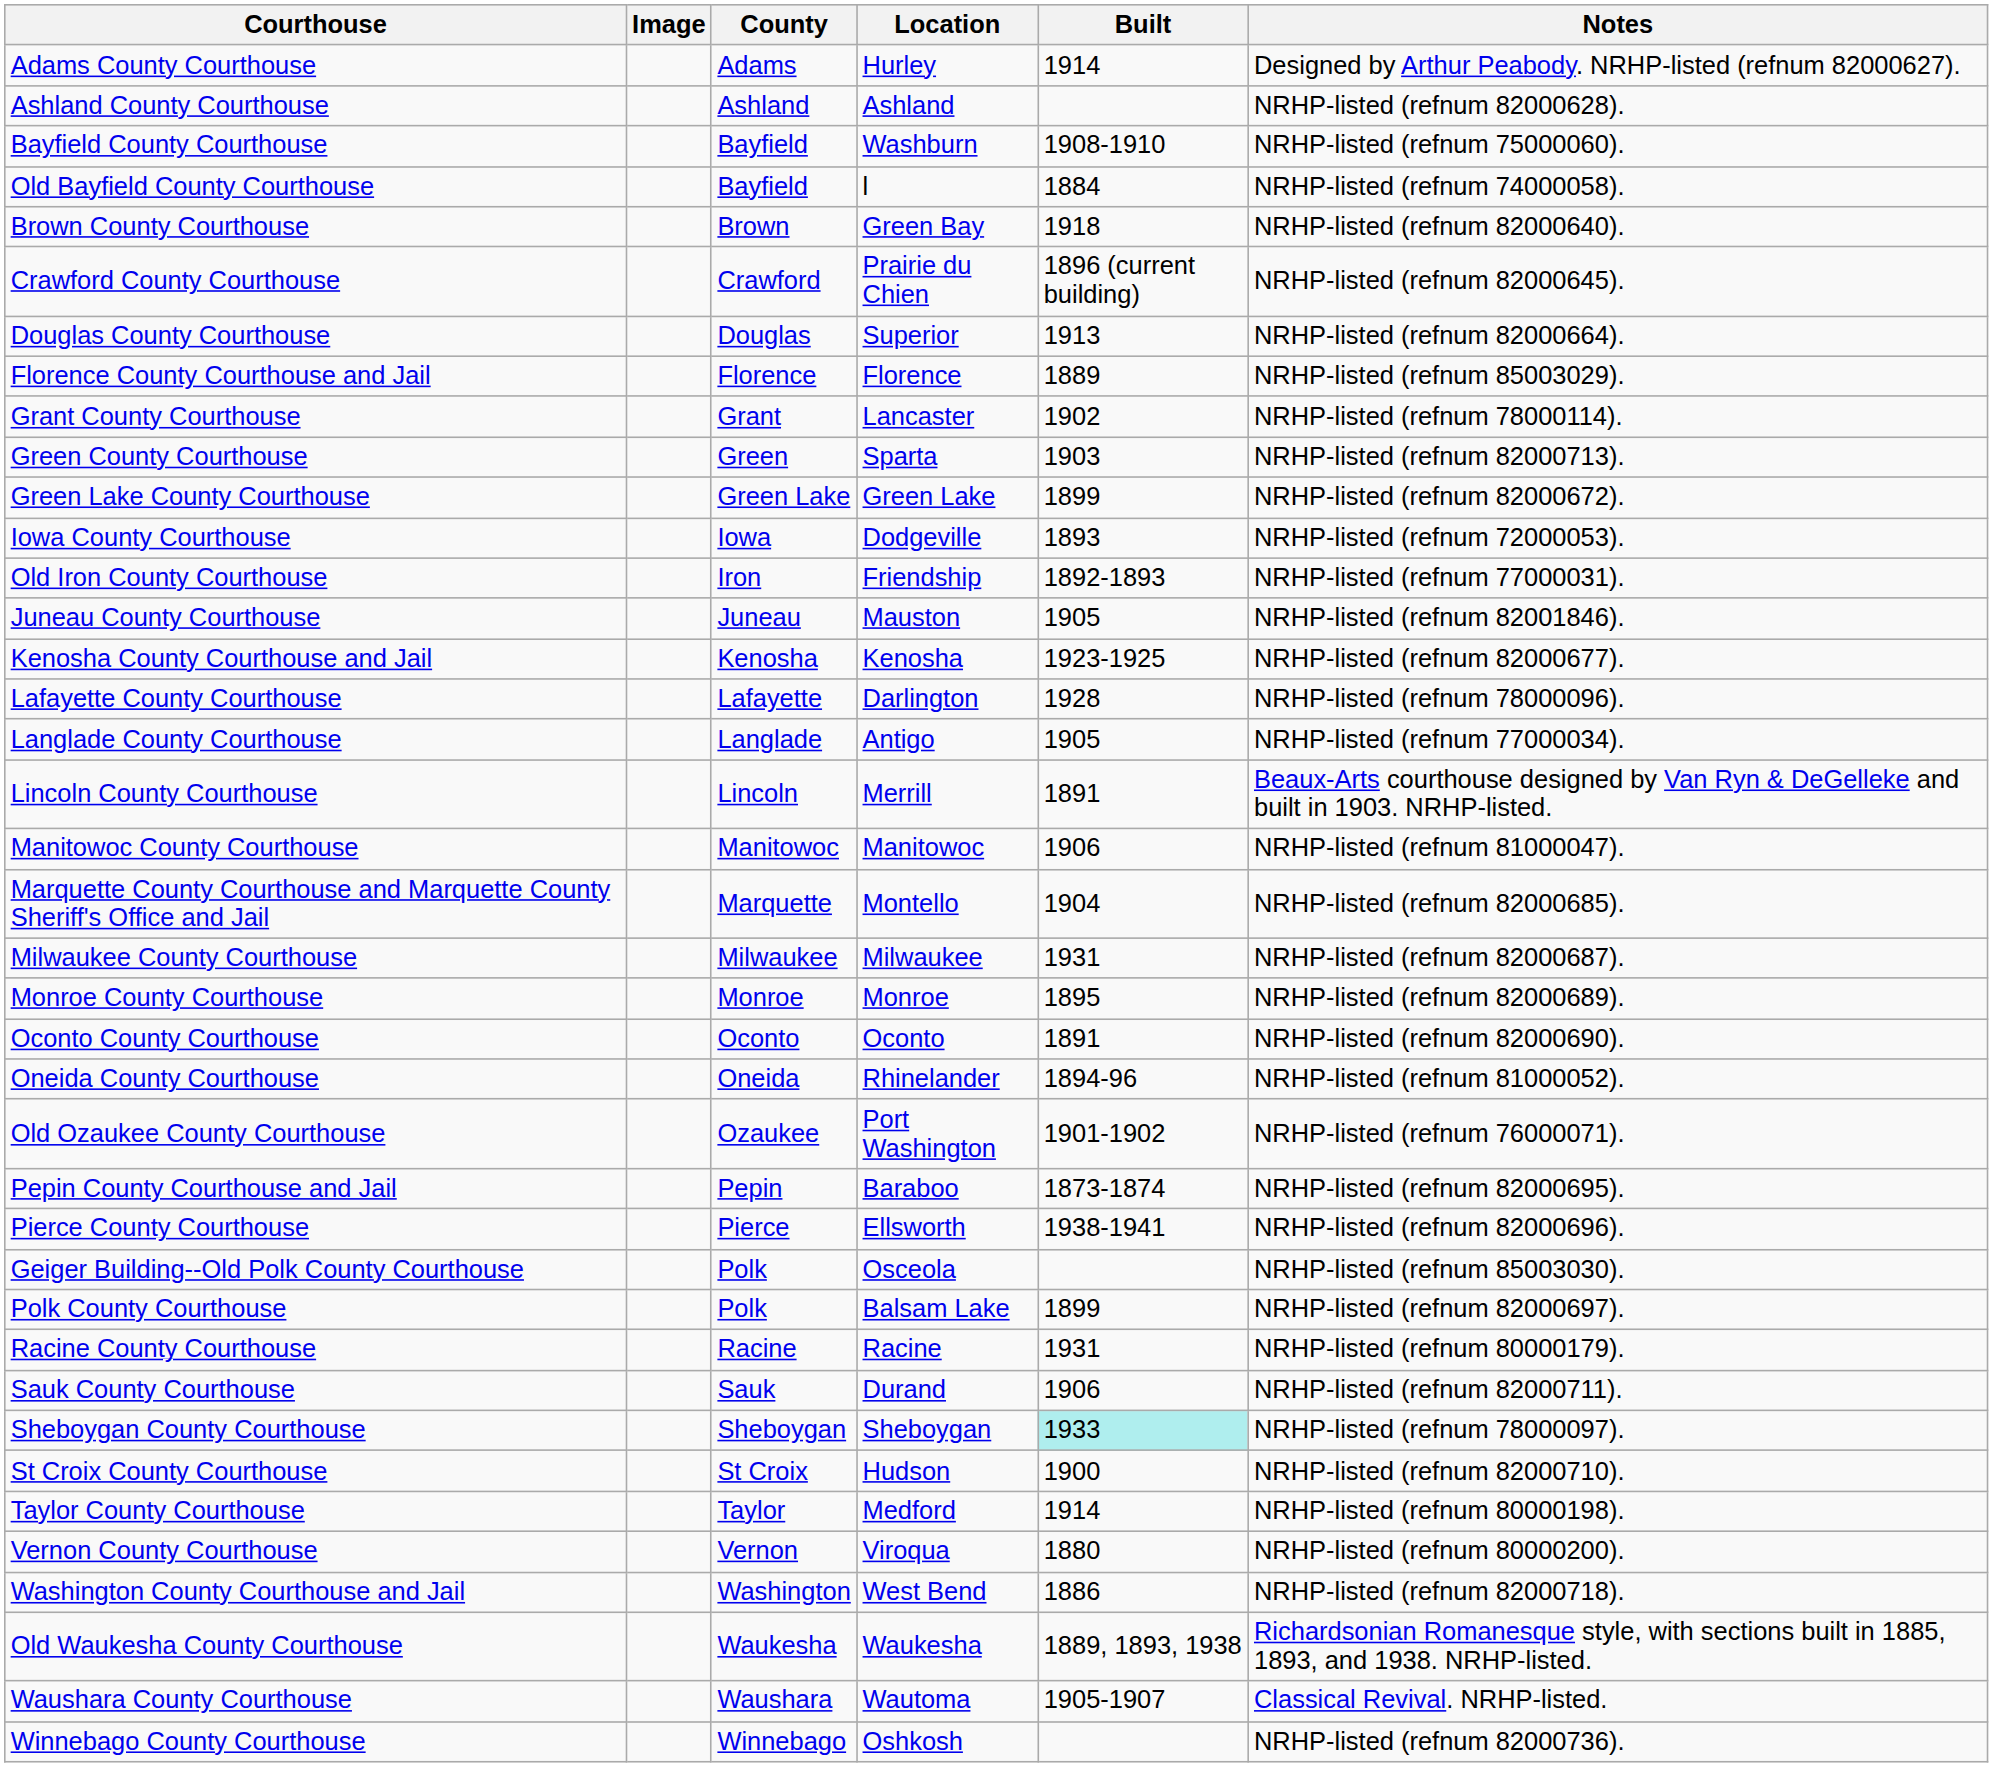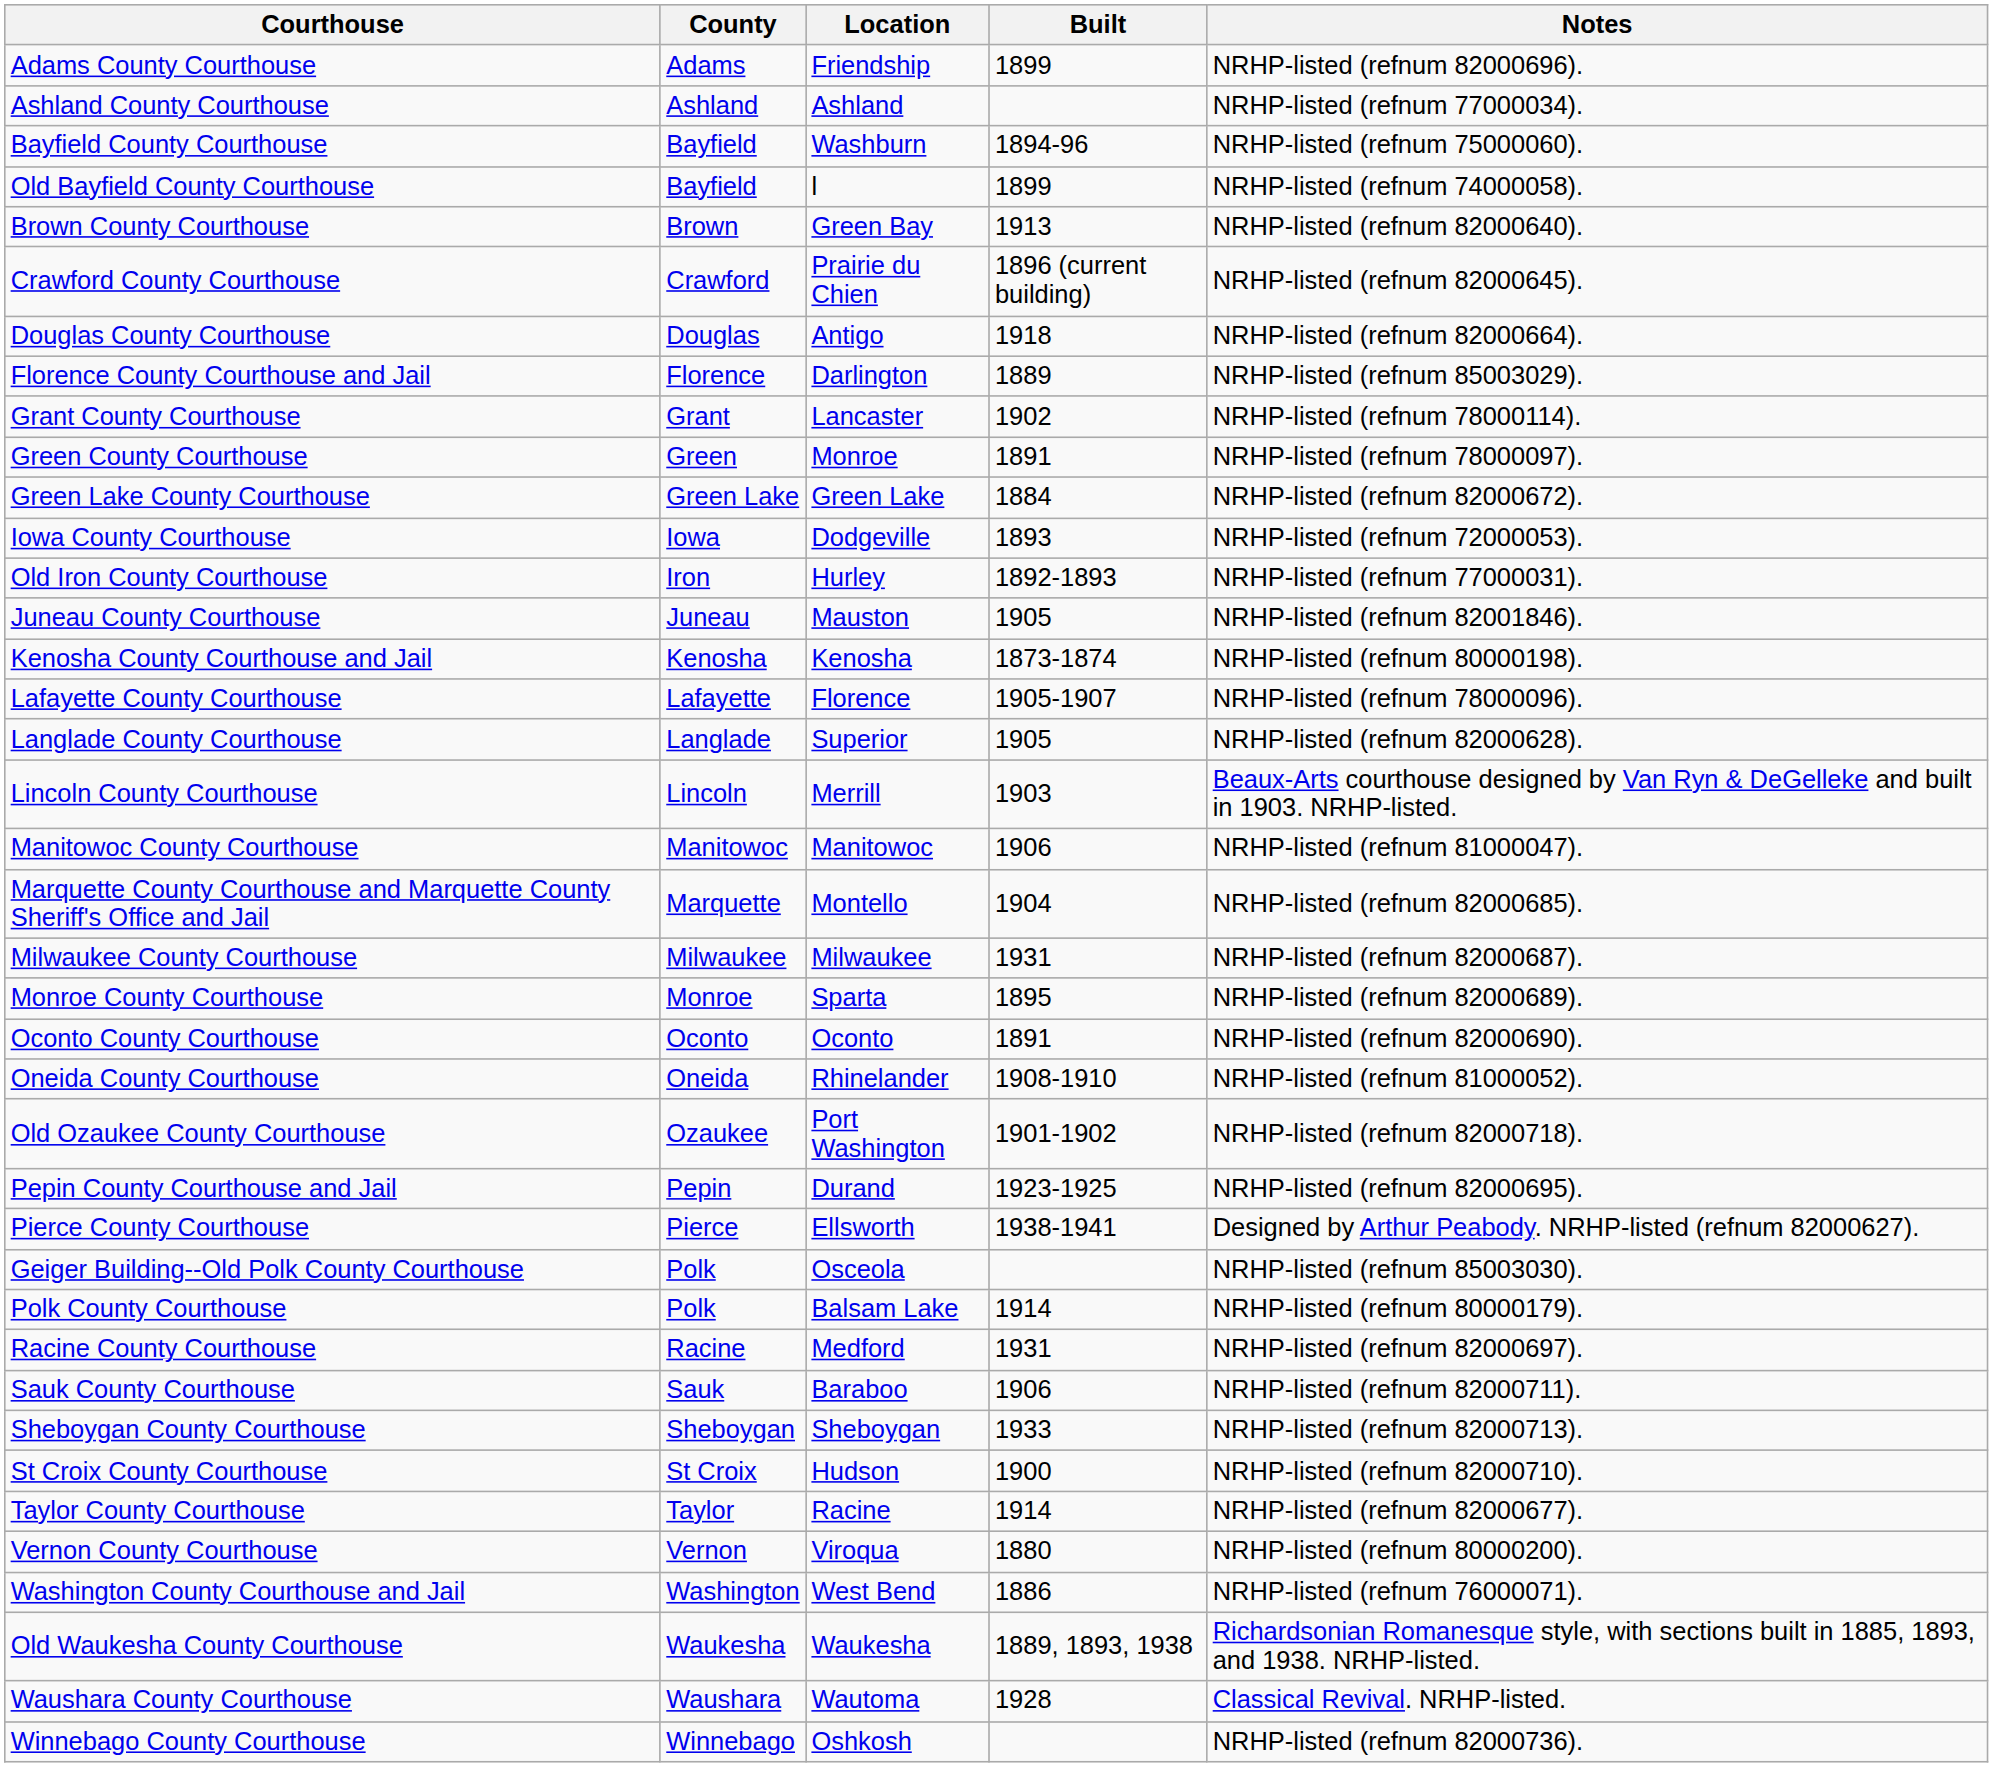- column: (669, 24)
(899, 65) Hurley -> (871, 65) Friendship
(1072, 65) 1914 -> (1023, 65) 1899
(1607, 65) Designed by Arthur Peabody. NRHP-listed (refnum 82000627). -> (1398, 65) NRHP-listed (refnum 82000696).
(1439, 105) NRHP-listed (refnum 82000628). -> (1398, 105) NRHP-listed (refnum 77000034).
(1105, 145) 1908-1910 -> (1042, 145) 1894-96
(1072, 186) 1884 -> (1023, 186) 1899
(1072, 226) 1918 -> (1023, 226) 1913
(911, 335) Superior -> (847, 335) Antigo
(1072, 335) 1913 -> (1023, 335) 1918
(912, 376) Florence -> (869, 376) Darlington
(900, 456) Sparta -> (855, 456) Monroe
(1072, 456) 1903 -> (1023, 456) 1891
(1439, 456) NRHP-listed (refnum 82000713). -> (1398, 456) NRHP-listed (refnum 78000097).
(1072, 497) 1899 -> (1023, 497) 1884
(922, 577) Friendship -> (848, 577) Hurley
(1105, 658) 1923-1925 -> (1056, 658) 1873-1874
(1439, 658) NRHP-listed (refnum 82000677). -> (1398, 658) NRHP-listed (refnum 80000198).
(921, 698) Darlington -> (861, 698) Florence
(1072, 698) 1928 -> (1056, 698) 1905-1907
(899, 739) Antigo -> (859, 739) Superior
(1439, 739) NRHP-listed (refnum 77000034). -> (1398, 739) NRHP-listed (refnum 82000628).
(1072, 793) 1891 -> (1023, 793) 1903
(906, 998) Monroe -> (849, 998) Sparta
(1090, 1078) 1894-96 -> (1056, 1078) 1908-1910
(1439, 1133) NRHP-listed (refnum 76000071). -> (1398, 1133) NRHP-listed (refnum 82000718).
(911, 1188) Baraboo -> (853, 1188) Durand
(1105, 1188) 1873-1874 -> (1056, 1188) 1923-1925
(1439, 1228) NRHP-listed (refnum 82000696). -> (1566, 1228) Designed by Arthur Peabody. NRHP-listed (refnum 82000627).
(1072, 1309) 1899 -> (1023, 1309) 1914
(1439, 1309) NRHP-listed (refnum 82000697). -> (1398, 1309) NRHP-listed (refnum 80000179).
(902, 1349) Racine -> (858, 1349) Medford
(1439, 1349) NRHP-listed (refnum 80000179). -> (1398, 1349) NRHP-listed (refnum 82000697).
(904, 1389) Durand -> (859, 1389) Baraboo
(1072, 1430) paleturquoise background -> (1023, 1430) no background
(1439, 1430) NRHP-listed (refnum 78000097). -> (1398, 1430) NRHP-listed (refnum 82000713).
(909, 1510) Medford -> (851, 1510) Racine
(1439, 1510) NRHP-listed (refnum 80000198). -> (1398, 1510) NRHP-listed (refnum 82000677).
(1439, 1591) NRHP-listed (refnum 82000718). -> (1398, 1591) NRHP-listed (refnum 76000071).
(1105, 1700) 1905-1907 -> (1023, 1700) 1928
